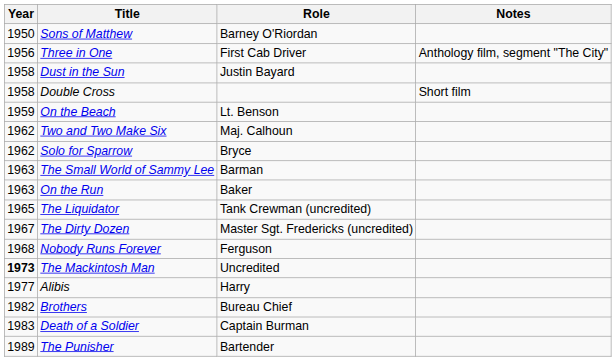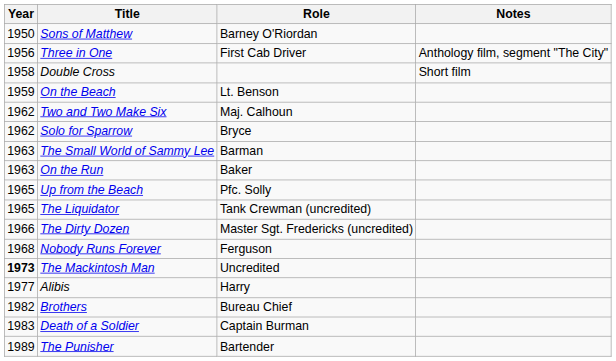- row: (82, 72)
+ row: (92, 190)
(21, 229) 1967 -> (21, 229) 1966
